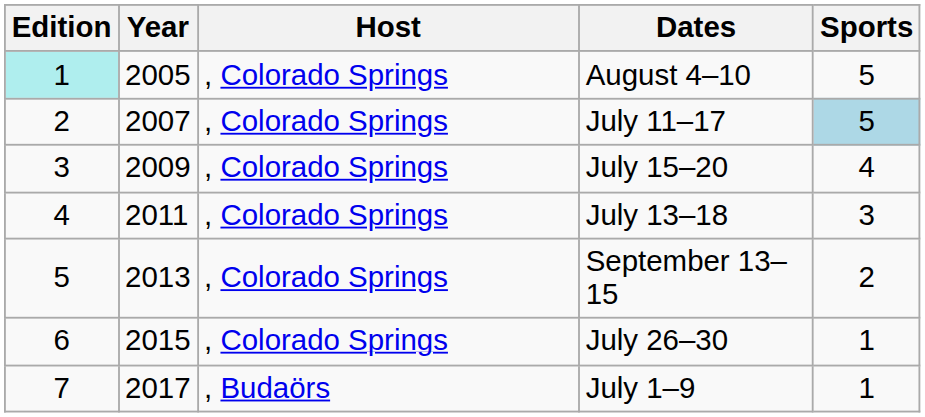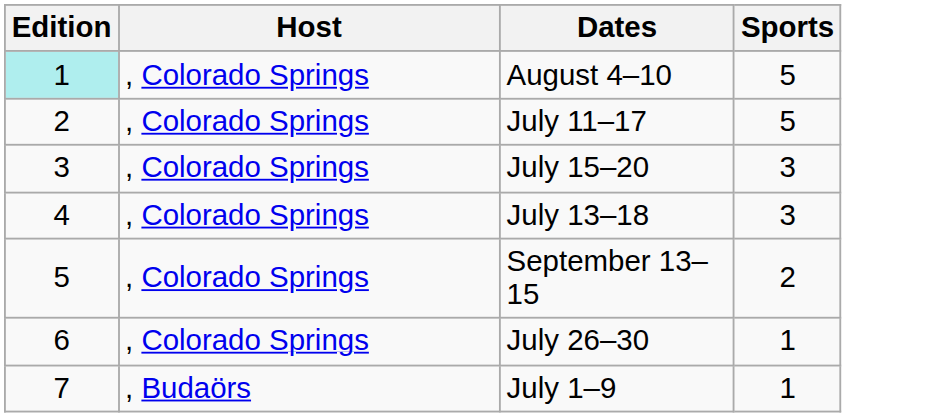- column: (158, 27)
(867, 121) lightblue background -> (788, 121) no background
(867, 167) 4 -> (788, 167) 3
